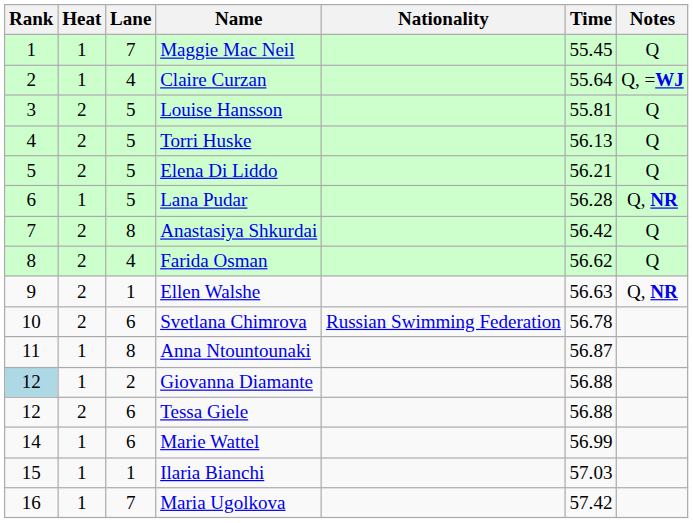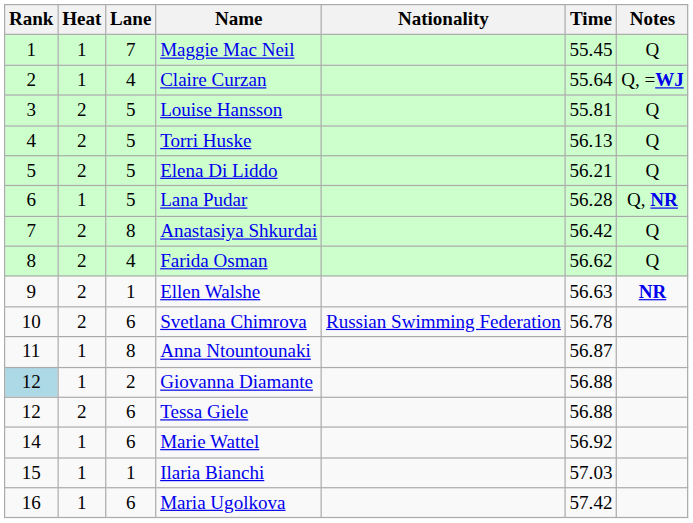(652, 291) Q, NR -> (652, 291) NR
(591, 442) 56.99 -> (591, 442) 56.92
(131, 502) 7 -> (131, 502) 6
